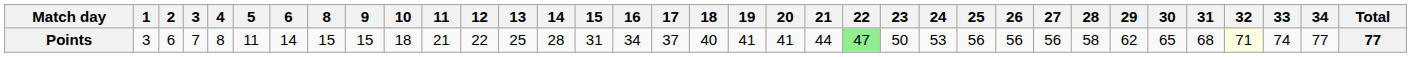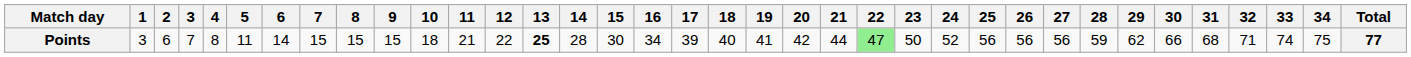+ column: (318, 16)
(518, 40) normal -> (541, 40) bold
(594, 40) 31 -> (616, 40) 30
(671, 40) 37 -> (690, 40) 39
(785, 40) 41 -> (802, 40) 42
(938, 40) 53 -> (950, 40) 52
(1091, 40) 58 -> (1099, 40) 59
(1167, 40) 65 -> (1173, 40) 66
(1244, 40) lightyellow background -> (1248, 40) no background
(1320, 40) 77 -> (1322, 40) 75
